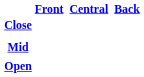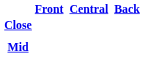- row: (18, 66)
